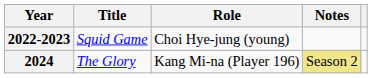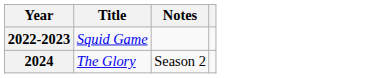- column: (227, 15)
(332, 61) khaki background -> (180, 61) no background
